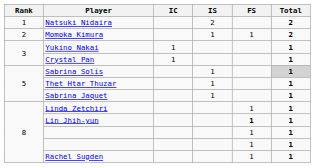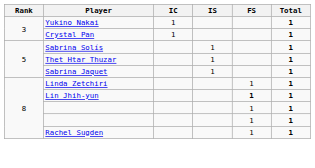- row: (24, 23)
- row: (24, 35)
(291, 72) lightgrey background -> (291, 47) no background
